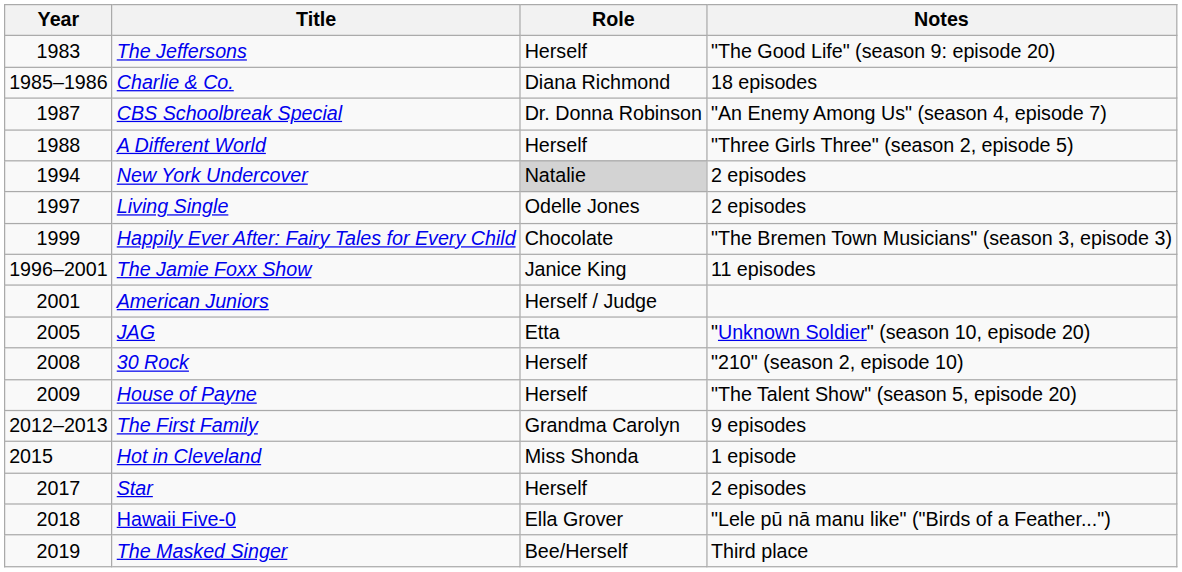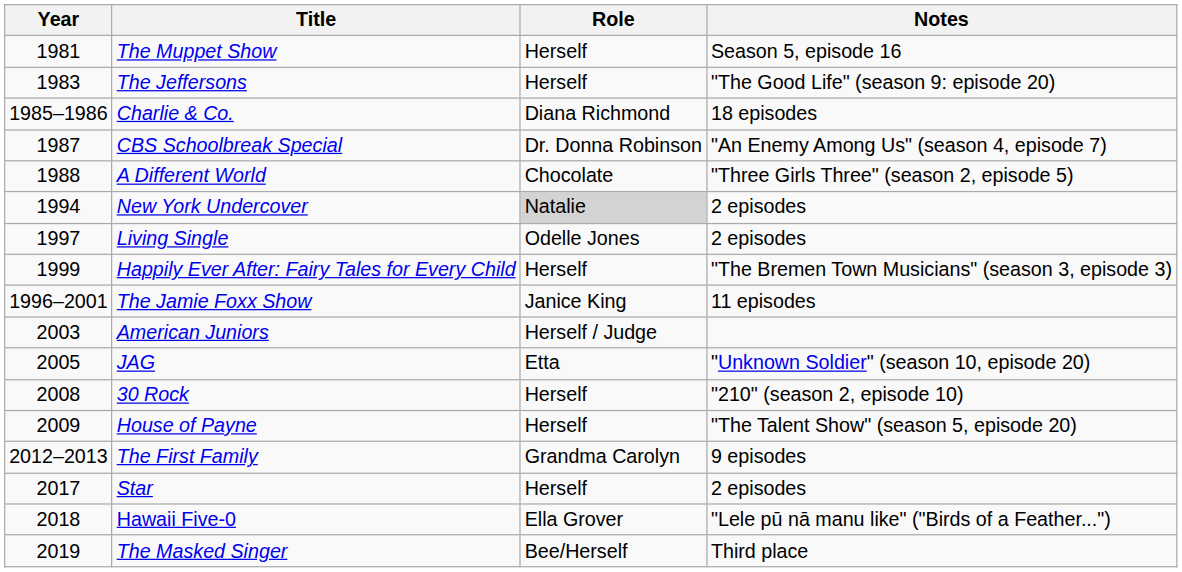+ row: (197, 51)
(556, 144) Herself -> (569, 176) Chocolate
(569, 238) Chocolate -> (556, 269) Herself
(58, 301) 2001 -> (58, 332) 2003
- row: (189, 457)
